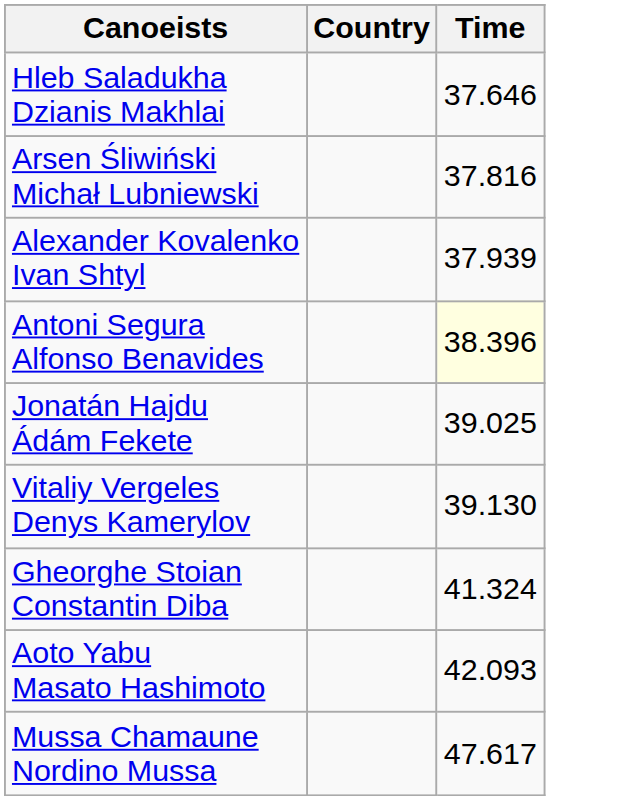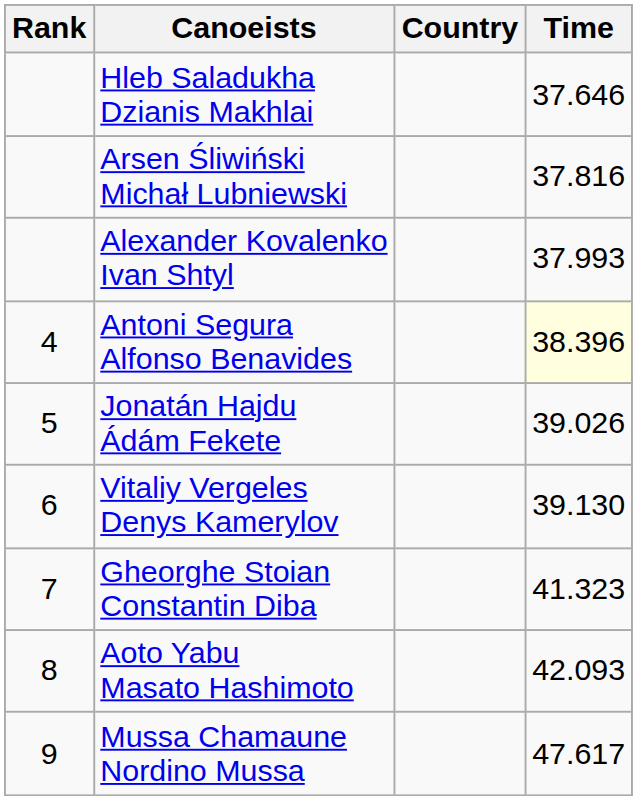+ column: (49, 28)
(490, 258) 37.939 -> (579, 258) 37.993
(490, 423) 39.025 -> (579, 423) 39.026
(490, 588) 41.324 -> (579, 588) 41.323
